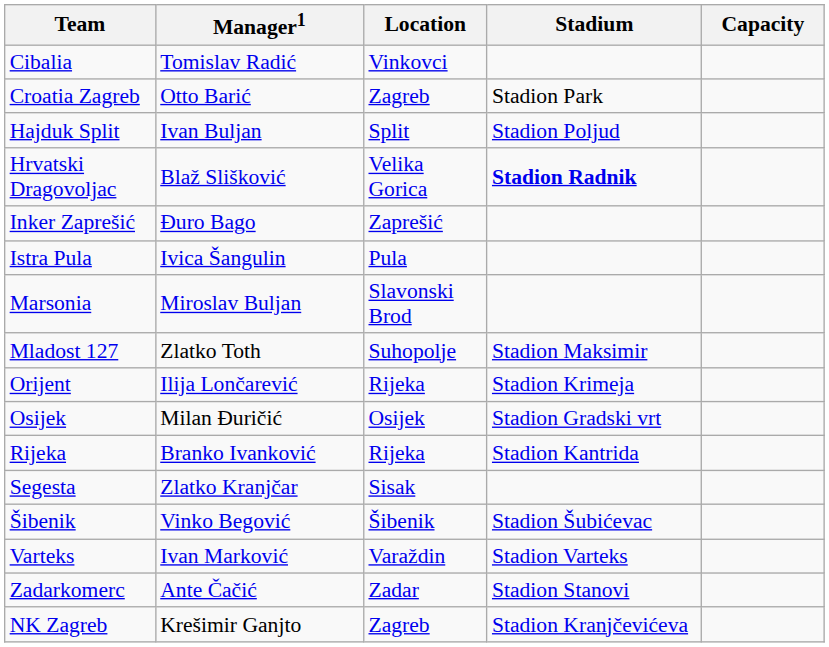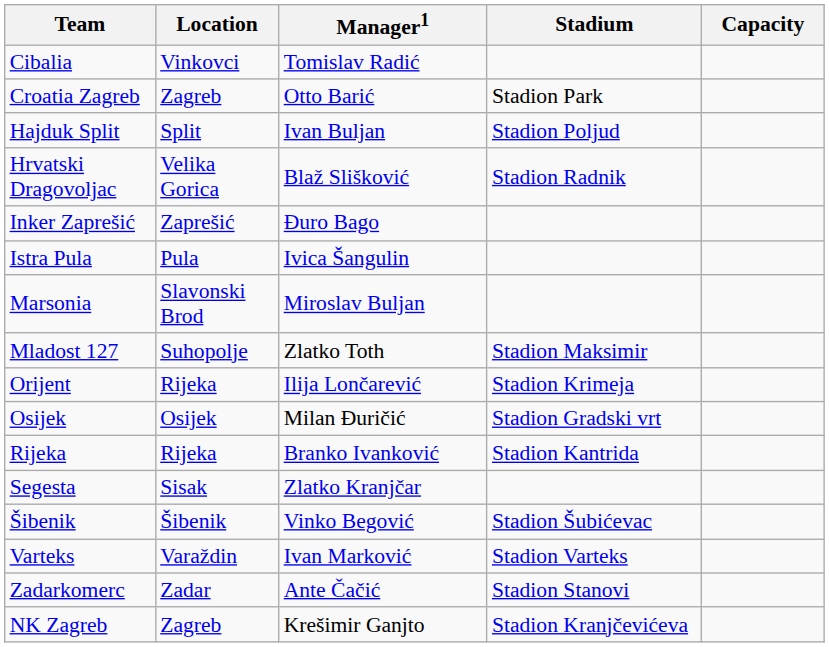columns swapped: (259, 24) <-> (425, 24)
(564, 176) bold -> (559, 176) normal
